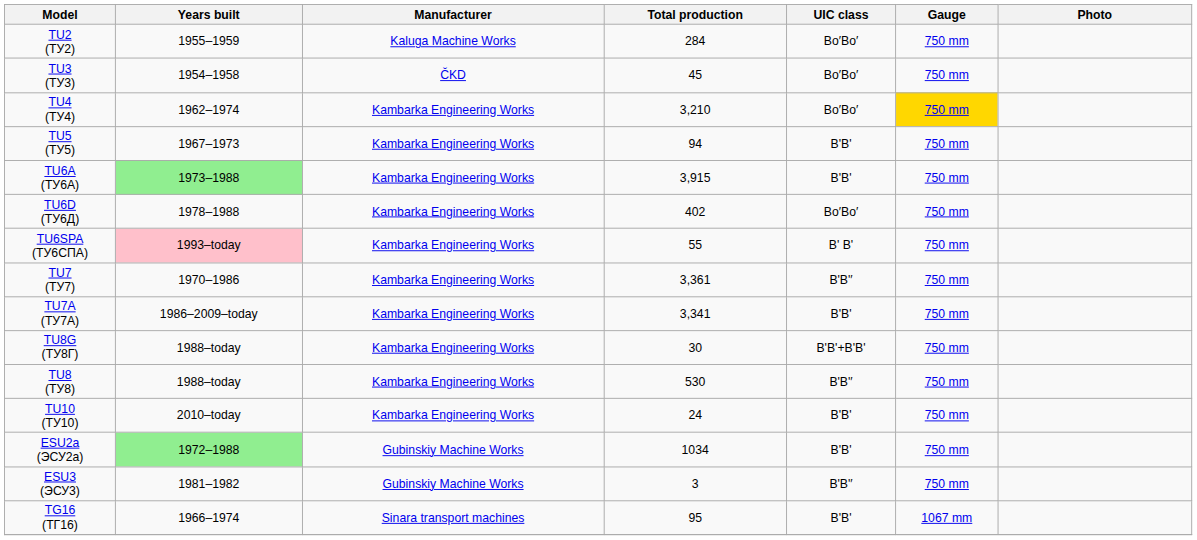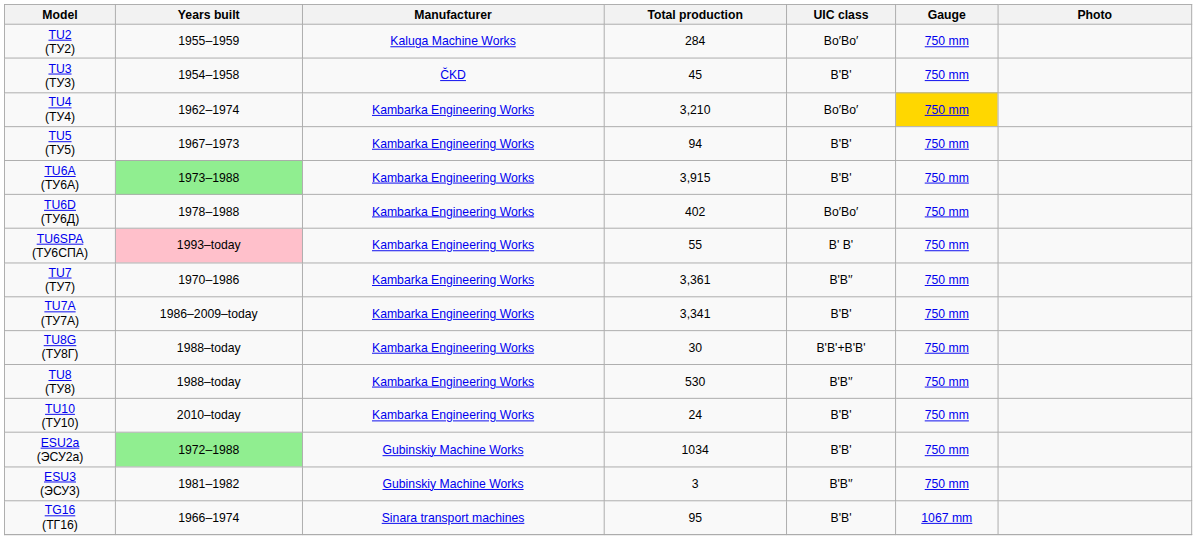(841, 75) Bo′Bo′ -> (841, 75) B'B'
